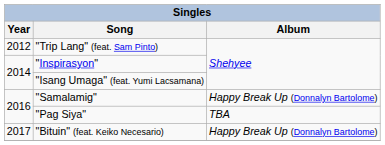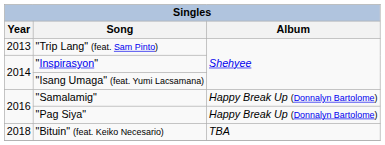(19, 47) 2012 -> (19, 47) 2013
(219, 115) TBA -> (293, 115) Happy Break Up (Donnalyn Bartolome)
(19, 132) 2017 -> (19, 132) 2018
(293, 132) Happy Break Up (Donnalyn Bartolome) -> (219, 132) TBA
